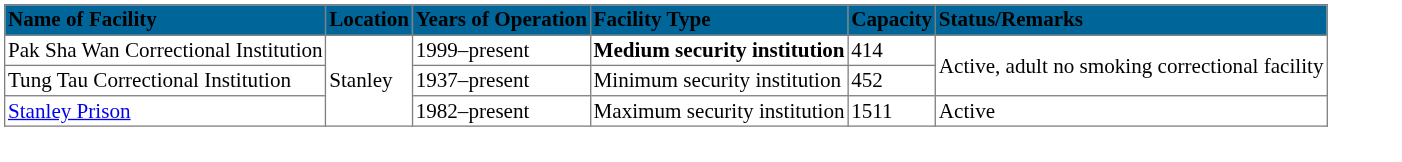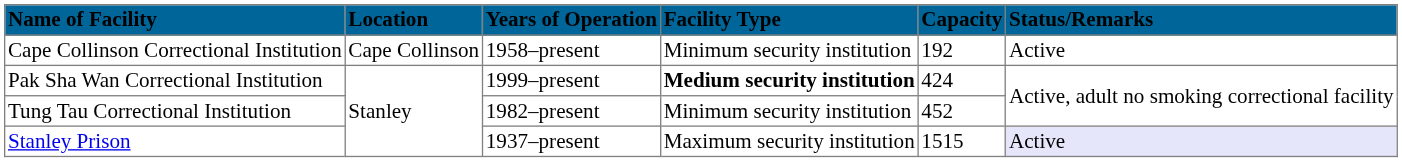+ row: (175, 50)
(867, 50) 414 -> (937, 80) 424
(473, 80) 1937–present -> (543, 110) 1982–present
(473, 110) 1982–present -> (543, 141) 1937–present
(872, 110) 1511 -> (942, 141) 1515
(967, 110) no background -> (1037, 141) lavender background
